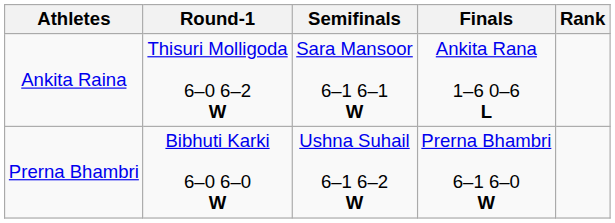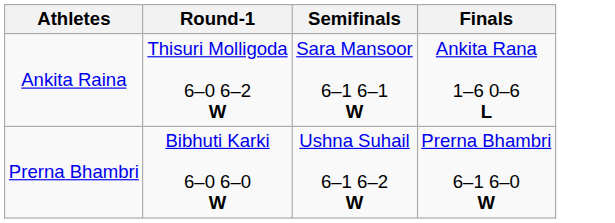- column: (583, 19)
